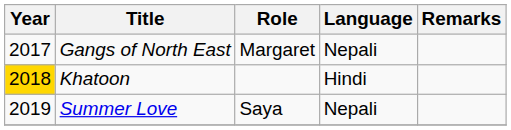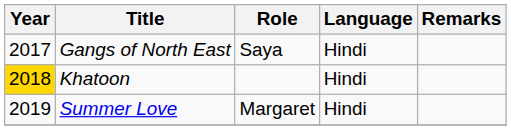(277, 49) Margaret -> (261, 49) Saya
(350, 49) Nepali -> (345, 49) Hindi
(261, 109) Saya -> (277, 109) Margaret
(350, 109) Nepali -> (345, 109) Hindi
